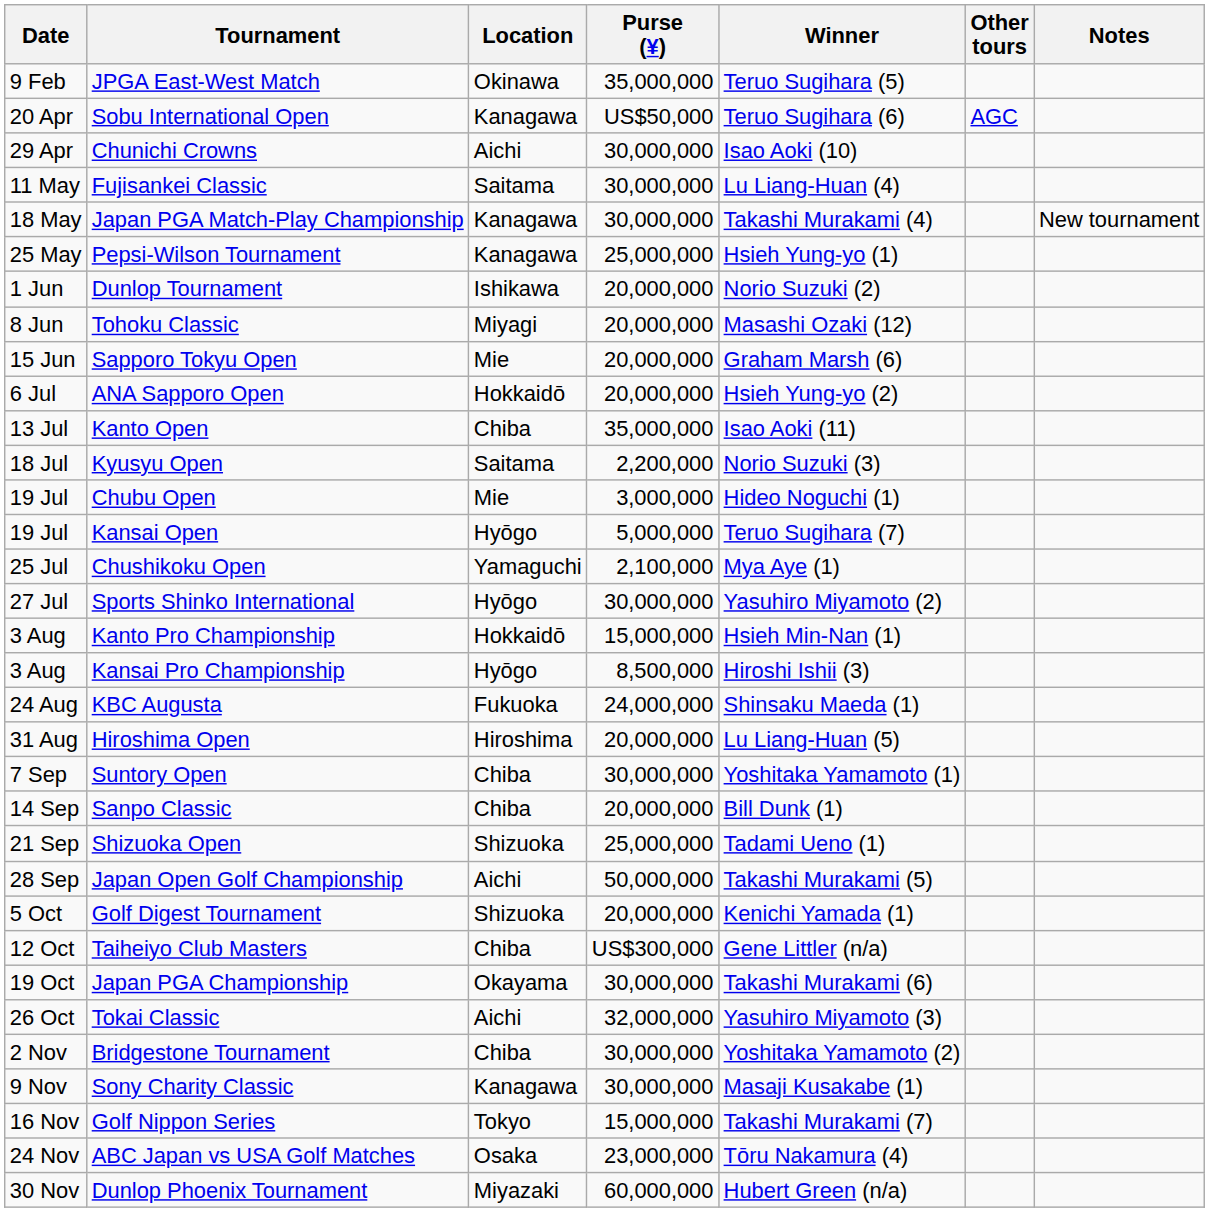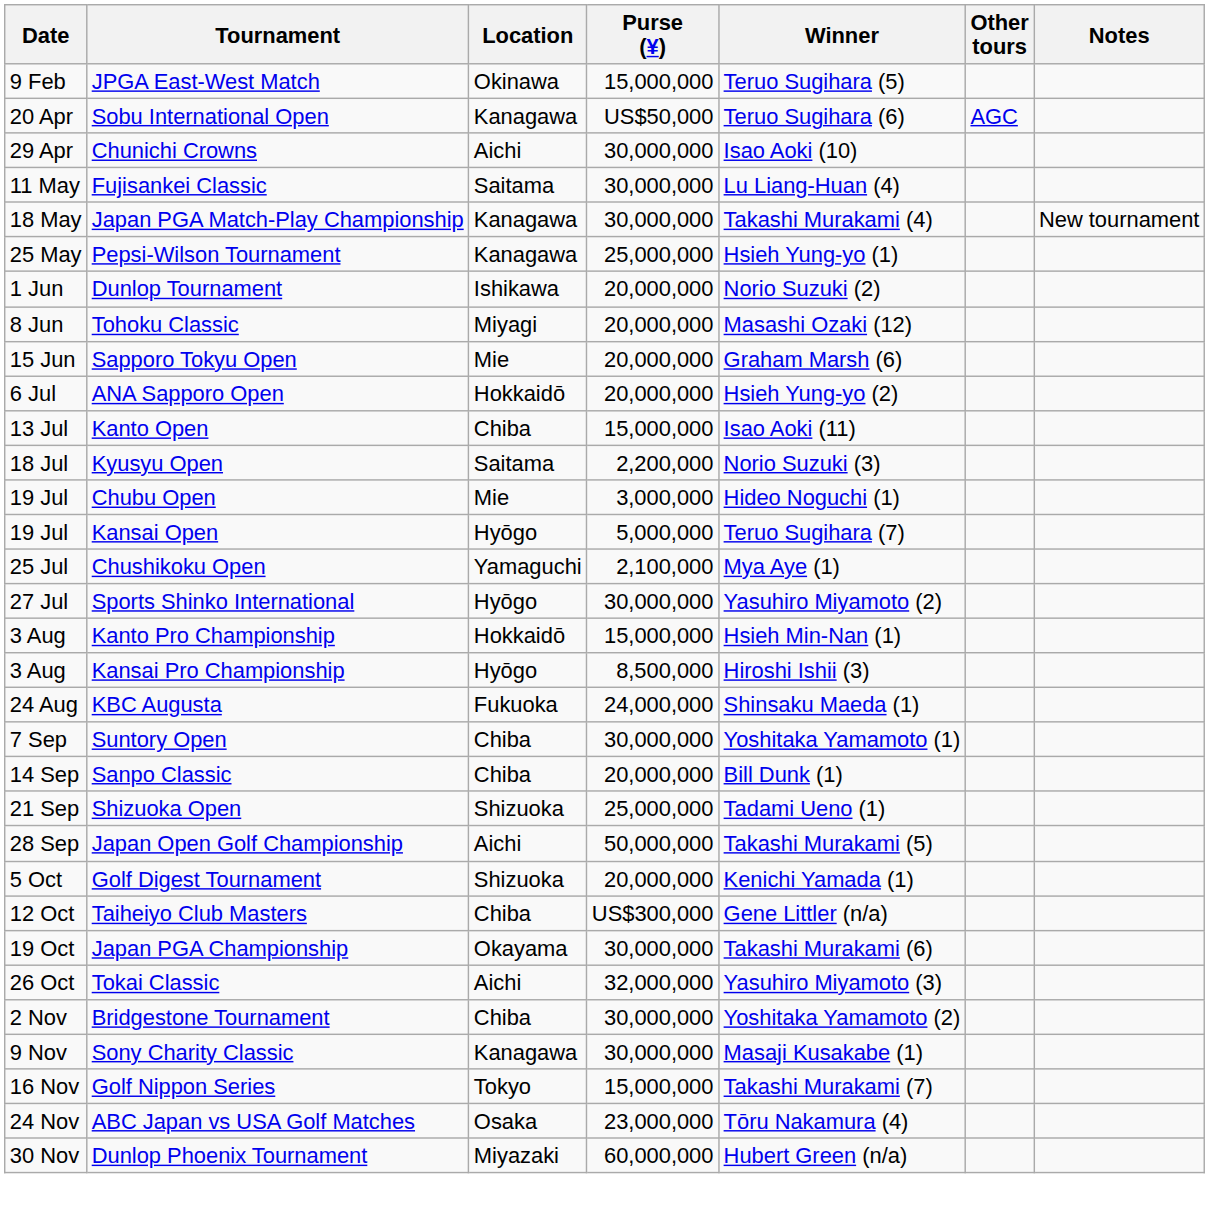(659, 81) 35,000,000 -> (659, 81) 15,000,000
(659, 428) 35,000,000 -> (659, 428) 15,000,000
- row: (171, 740)
